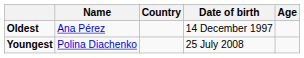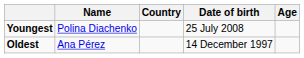rows swapped: (30, 45) <-> (23, 28)
